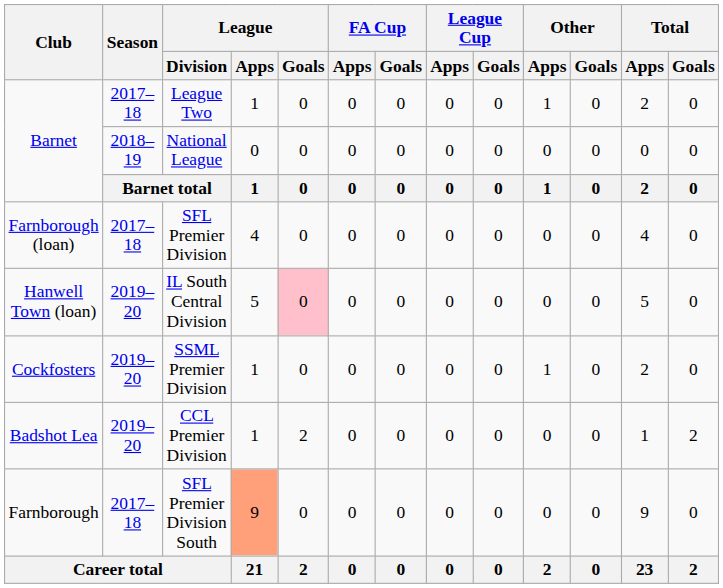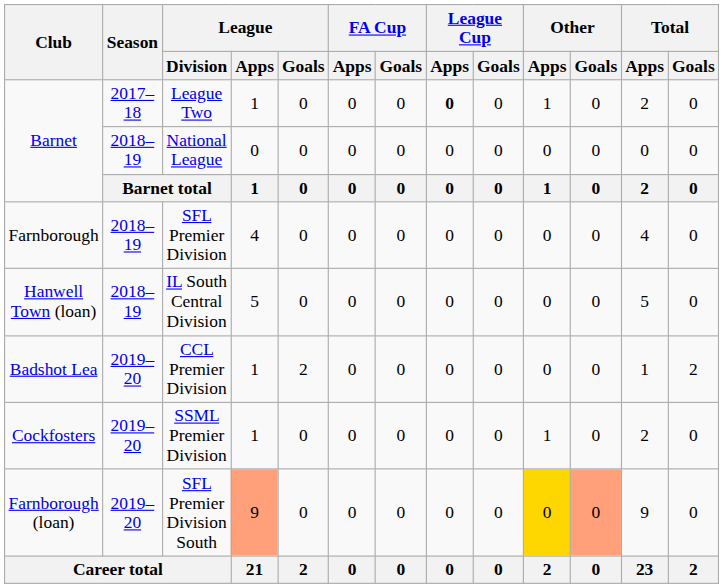(450, 103) normal -> (450, 103) bold
(54, 235) Farnborough (loan) -> (54, 235) Farnborough
(132, 235) 2017–18 -> (132, 235) 2018–19
(132, 302) 2019–20 -> (132, 302) 2018–19
(303, 302) pink background -> (303, 302) no background
rows swapped: (197, 368) <-> (197, 435)
(54, 512) Farnborough -> (54, 512) Farnborough (loan)
(132, 512) 2017–18 -> (132, 512) 2019–20
(547, 512) no background -> (547, 512) gold background
(596, 512) no background -> (596, 512) lightsalmon background
